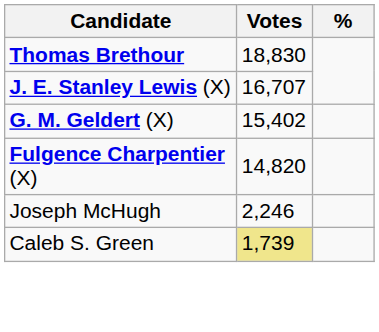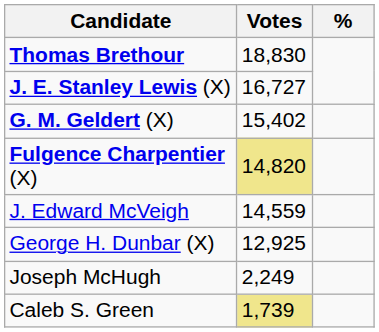(274, 87) 16,707 -> (274, 87) 16,727
(274, 165) no background -> (274, 165) khaki background
+ row: (99, 210)
+ row: (112, 244)
(268, 210) 2,246 -> (268, 277) 2,249
